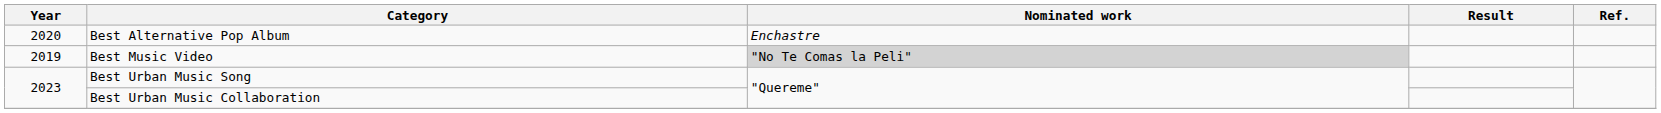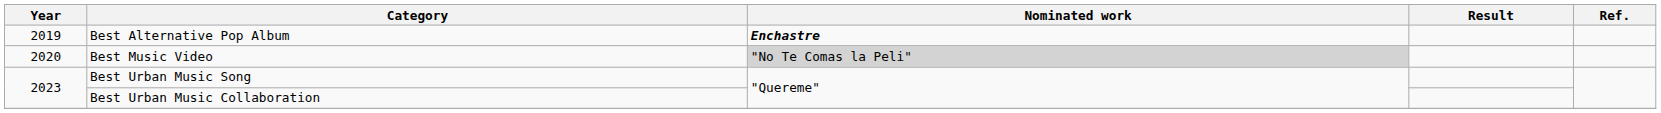(46, 36) 2020 -> (46, 36) 2019
(785, 36) normal -> (785, 36) bold
(46, 56) 2019 -> (46, 56) 2020
